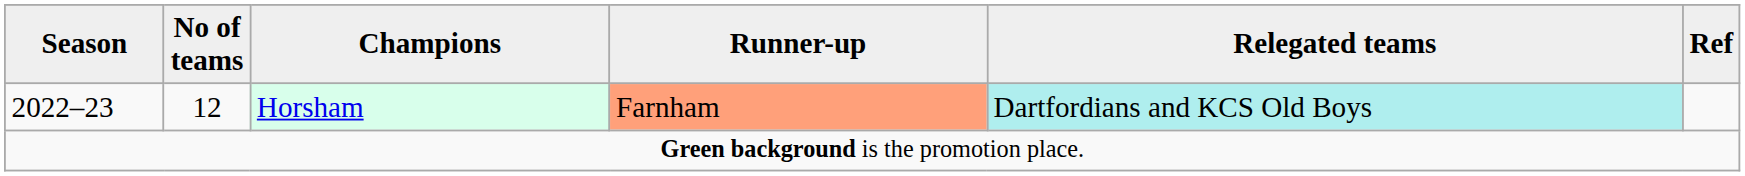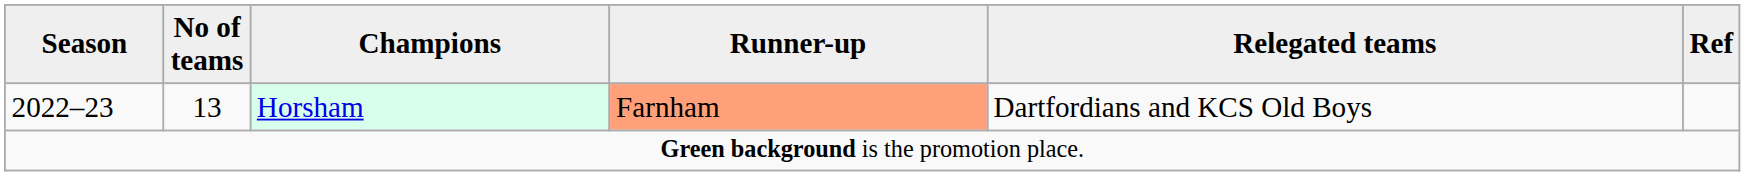(207, 106) 12 -> (207, 106) 13
(1183, 106) paleturquoise background -> (1183, 106) no background
